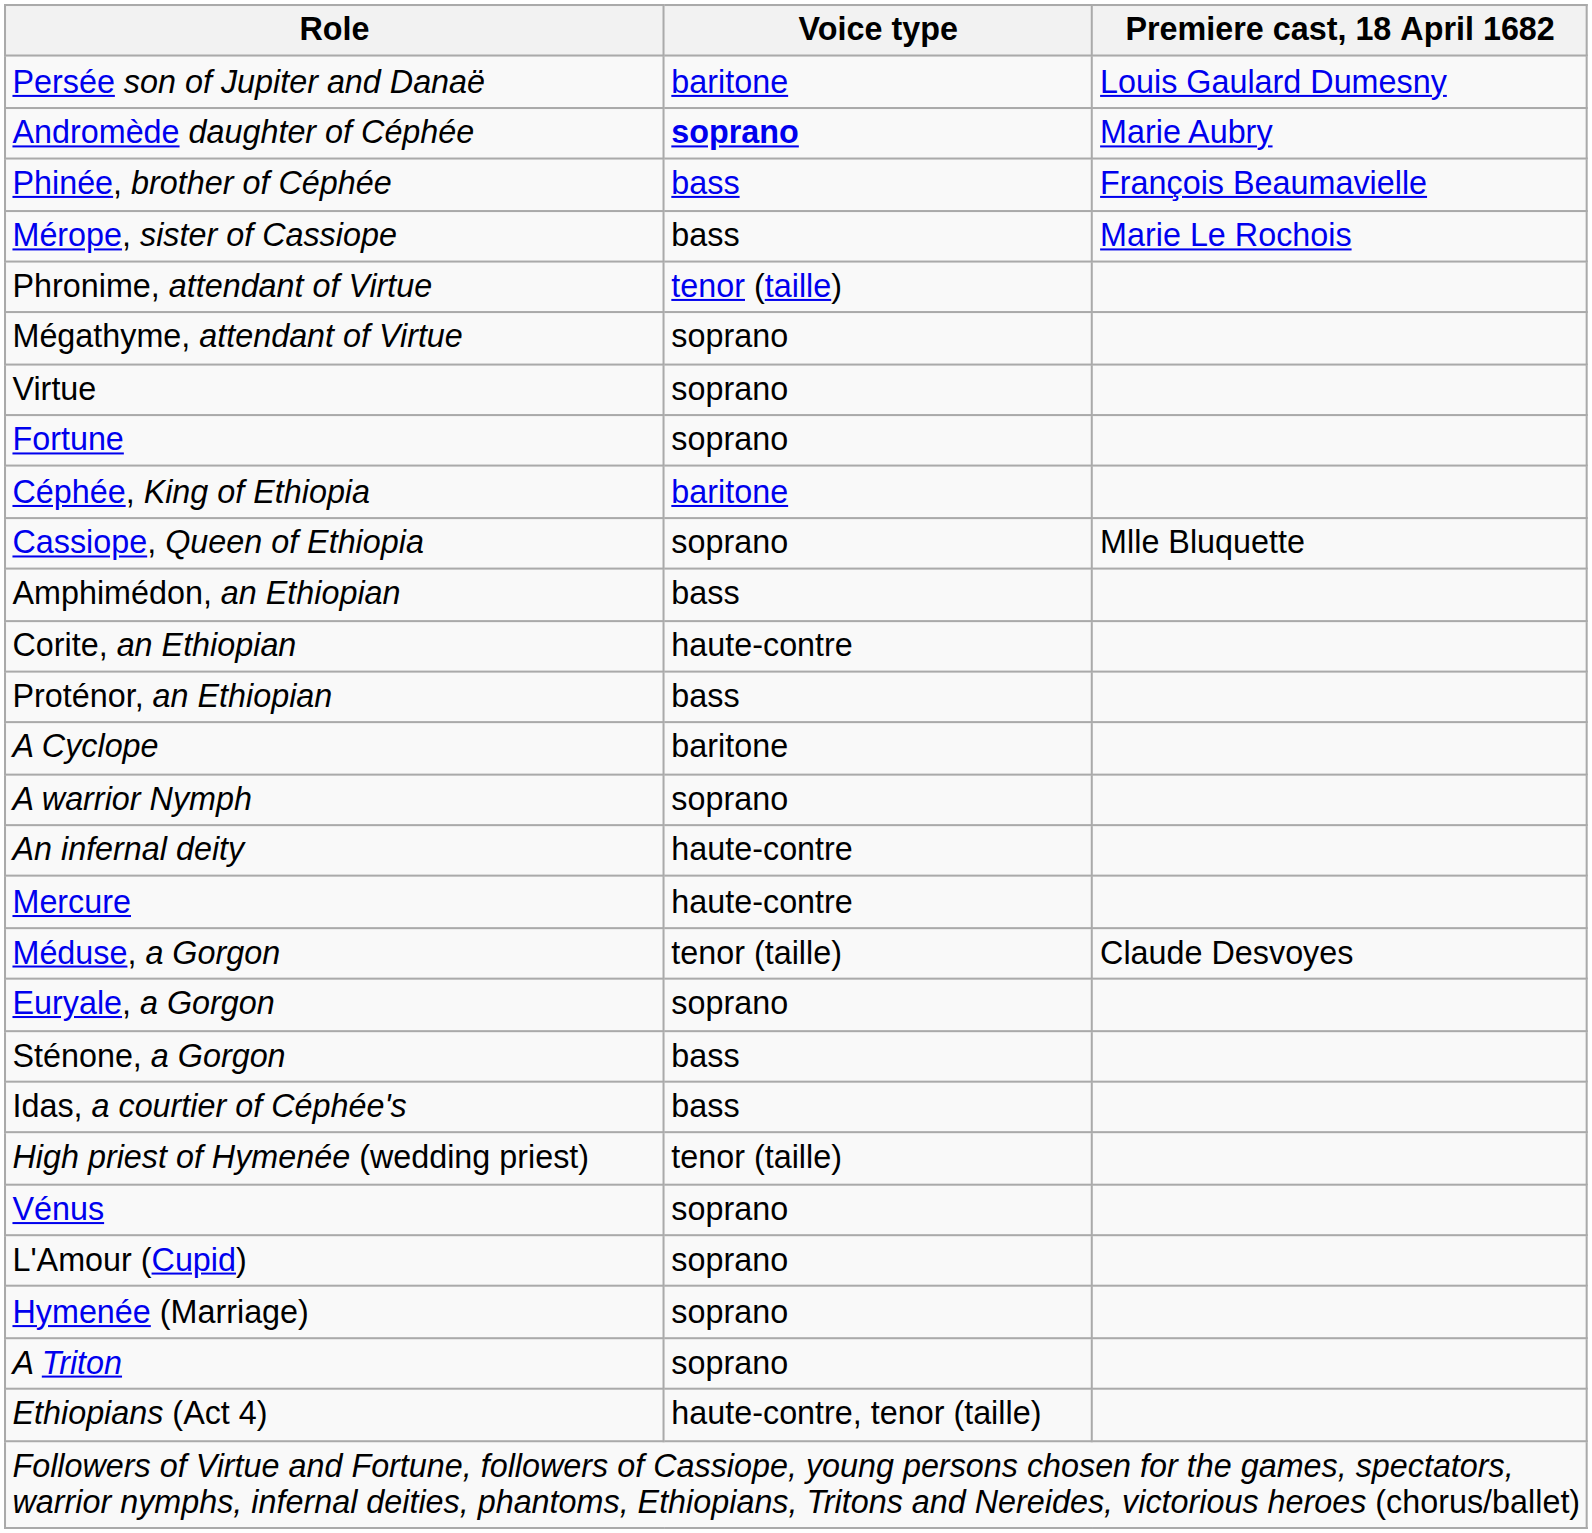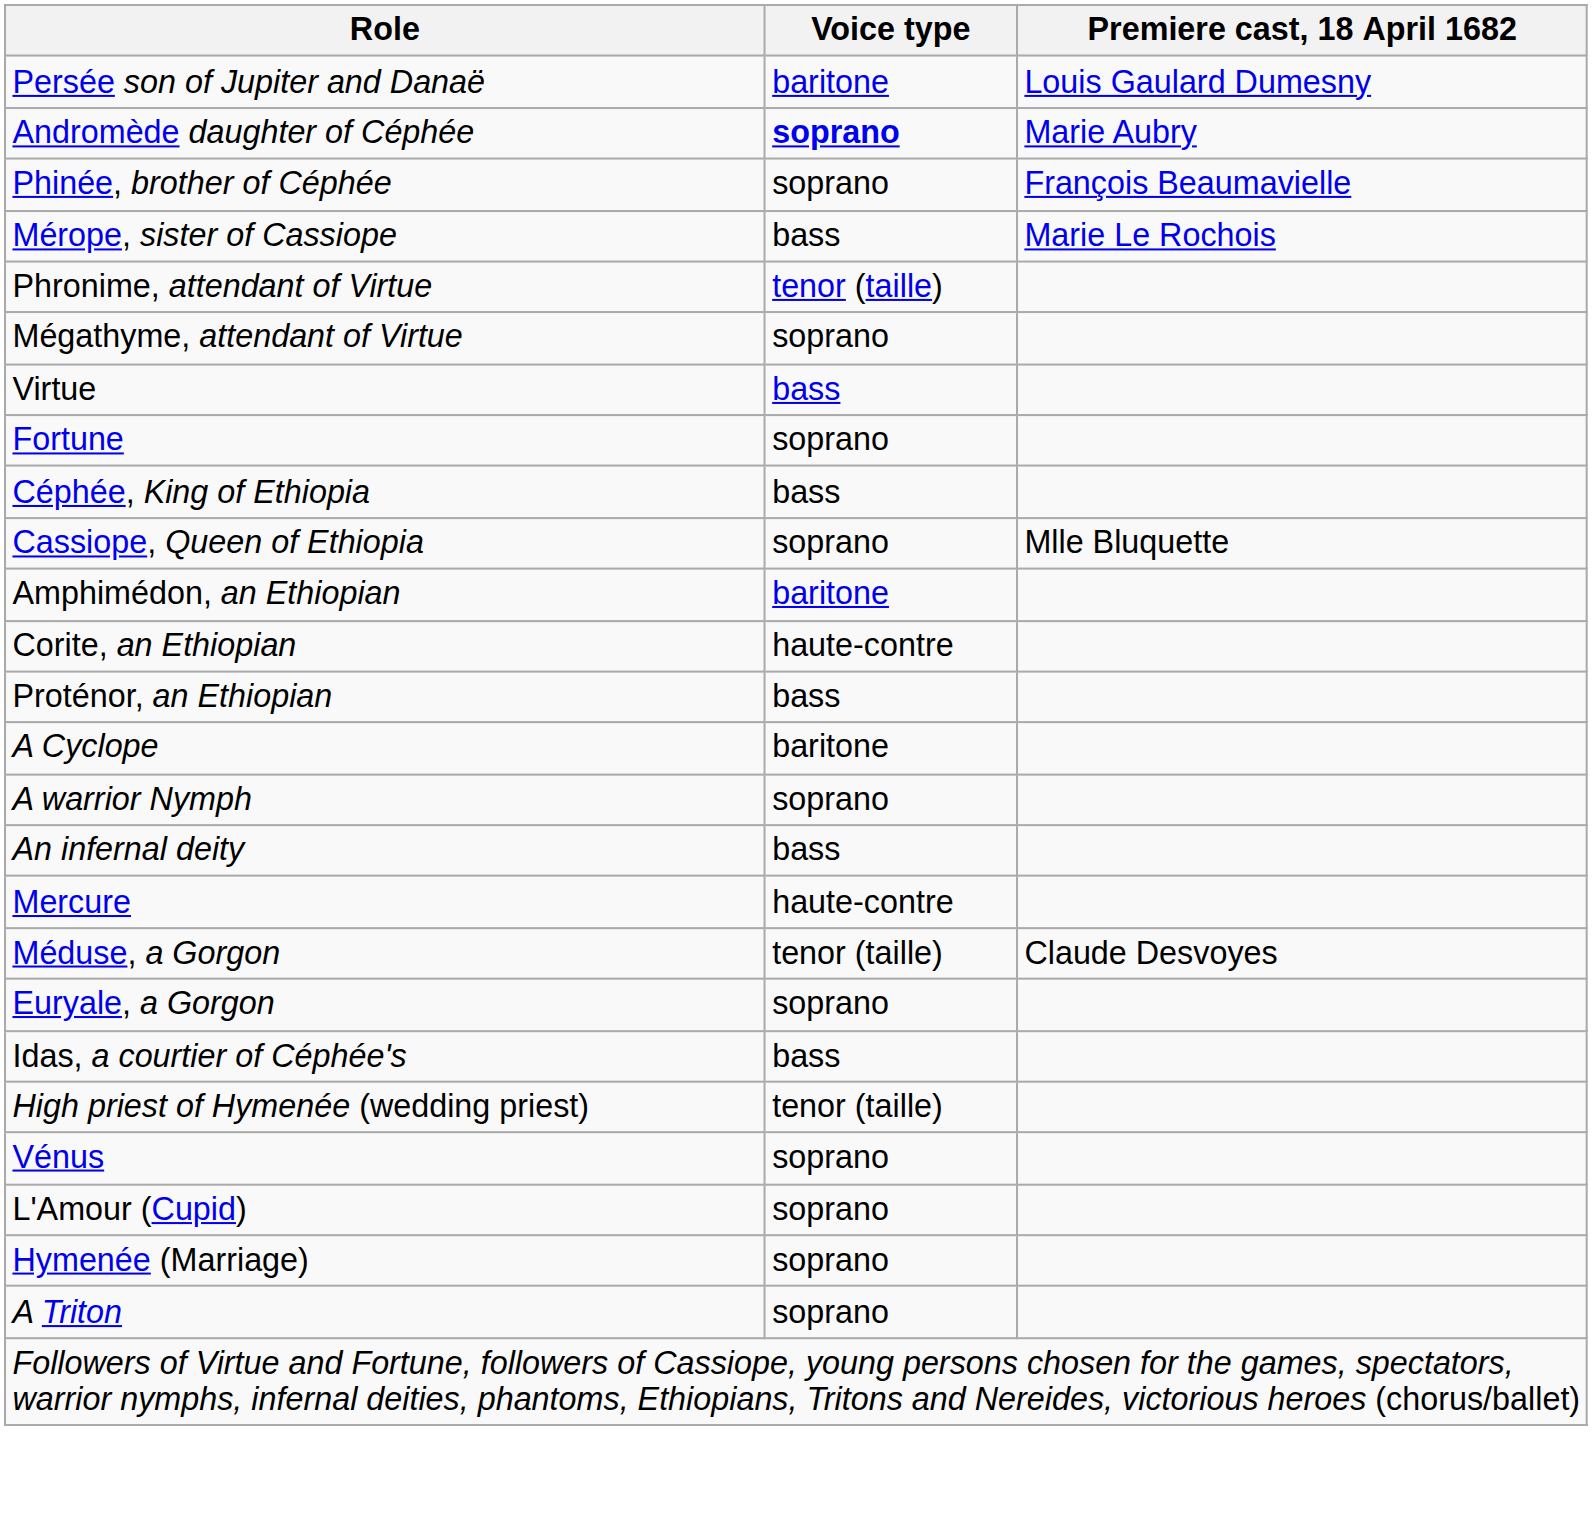(705, 183) bass -> (831, 183) soprano
(730, 388) soprano -> (806, 388) bass
(730, 491) baritone -> (806, 491) bass
(705, 593) bass -> (831, 593) baritone
(762, 850) haute-contre -> (806, 850) bass
- row: (149, 1055)
- row: (140, 1414)
